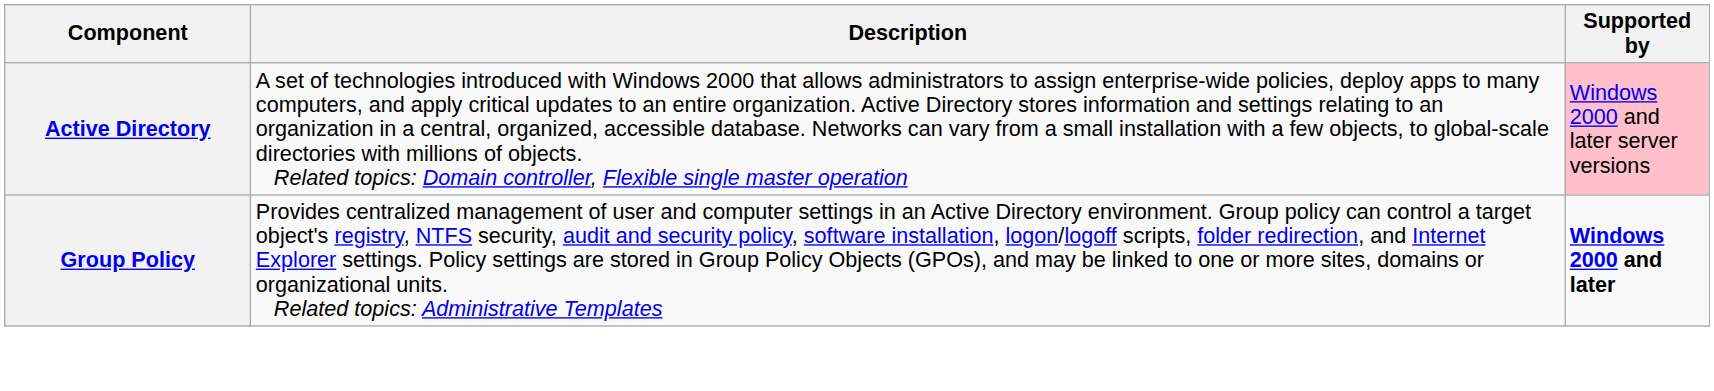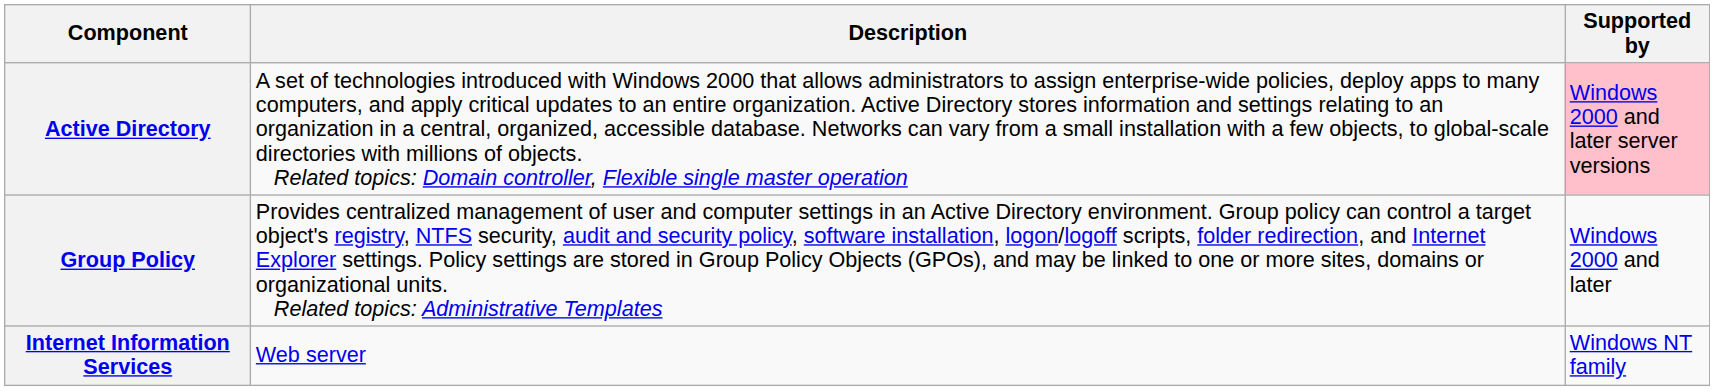(1617, 260) bold -> (1615, 260) normal
+ row: (128, 355)
